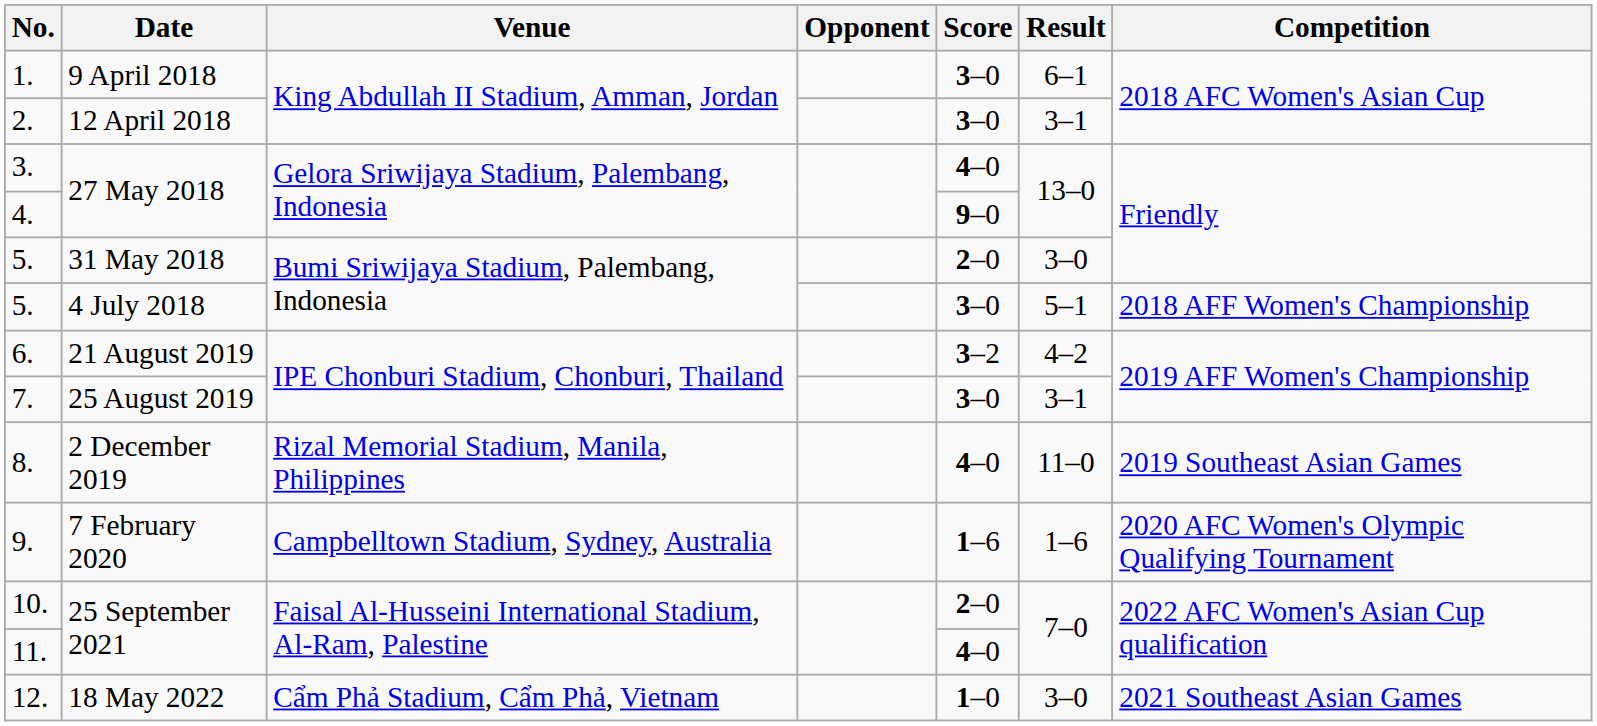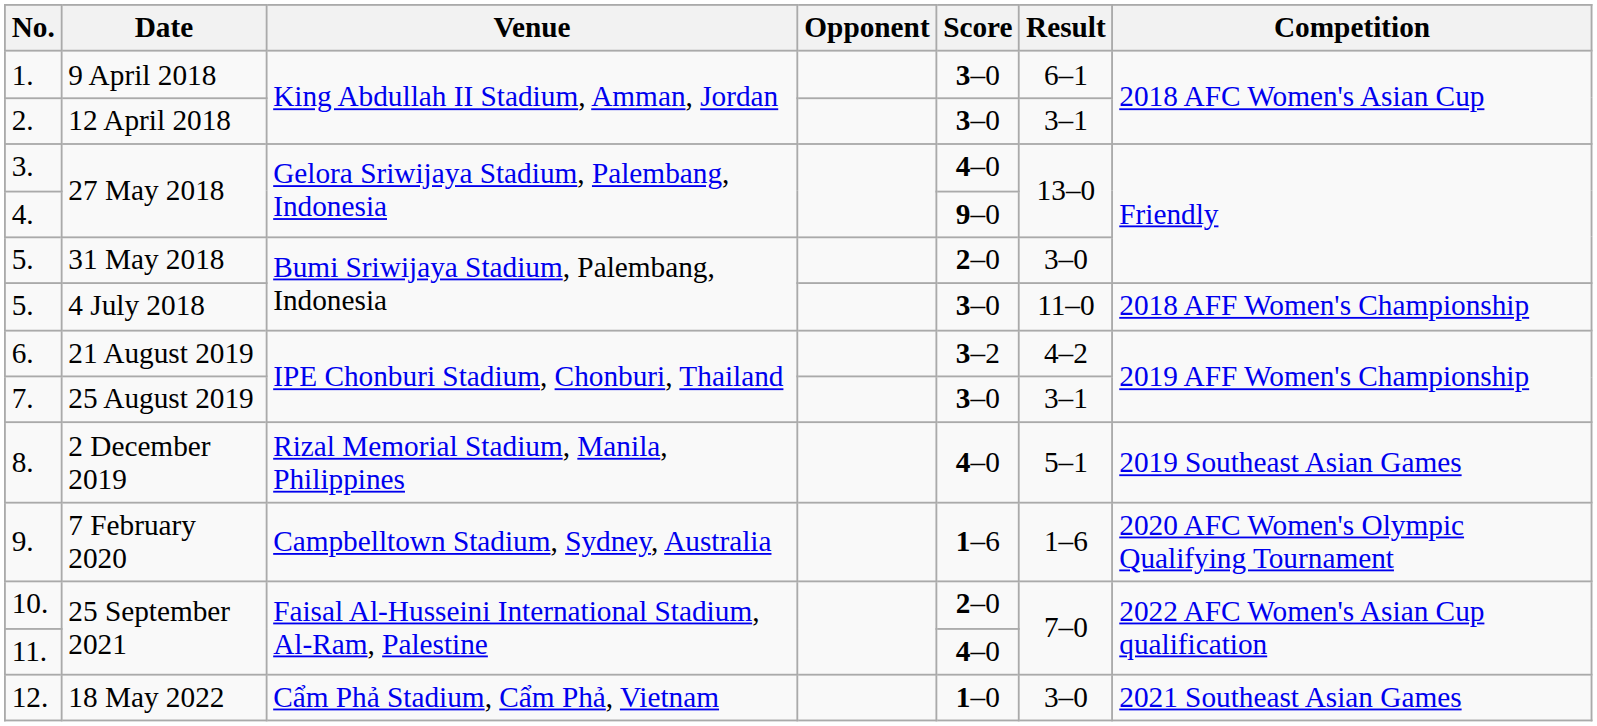(1066, 306) 5–1 -> (1066, 306) 11–0
(1066, 462) 11–0 -> (1066, 462) 5–1
